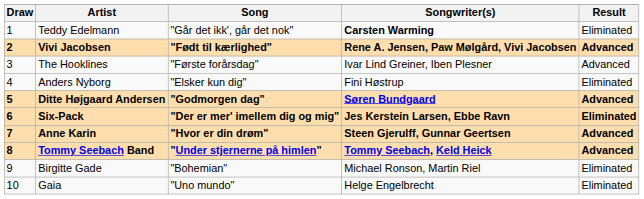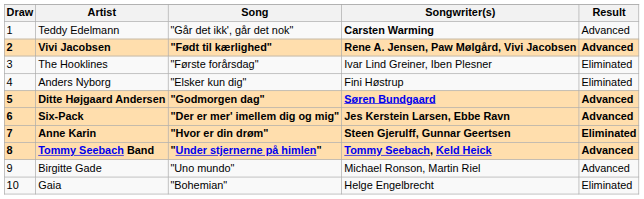(607, 30) Eliminated -> (606, 30) Advanced
(606, 64) Advanced -> (607, 64) Eliminated
(609, 116) Eliminated -> (608, 116) Advanced
(608, 133) Advanced -> (609, 133) Eliminated
(199, 168) "Bohemian" -> (202, 168) "Uno mundo"
(607, 168) Eliminated -> (606, 168) Advanced
(202, 185) "Uno mundo" -> (199, 185) "Bohemian"
